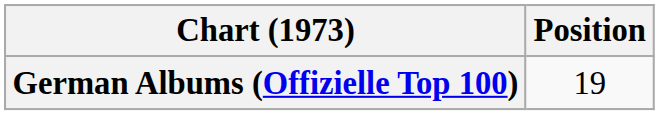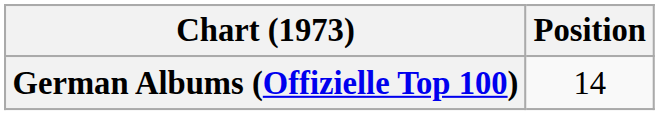(590, 82) 19 -> (590, 82) 14
